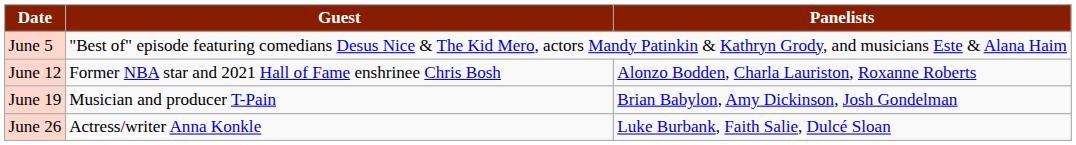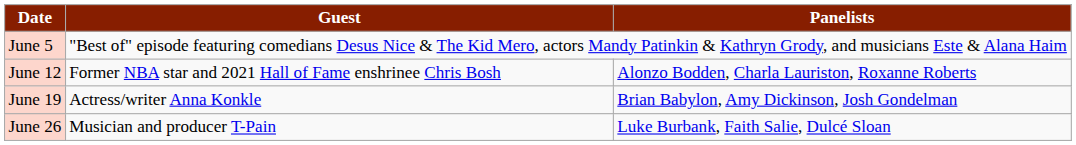(173, 99) Musician and producer T-Pain -> (165, 99) Actress/writer Anna Konkle
(165, 126) Actress/writer Anna Konkle -> (173, 126) Musician and producer T-Pain
